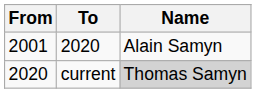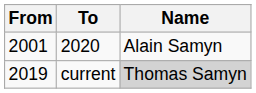(28, 74) 2020 -> (28, 74) 2019
